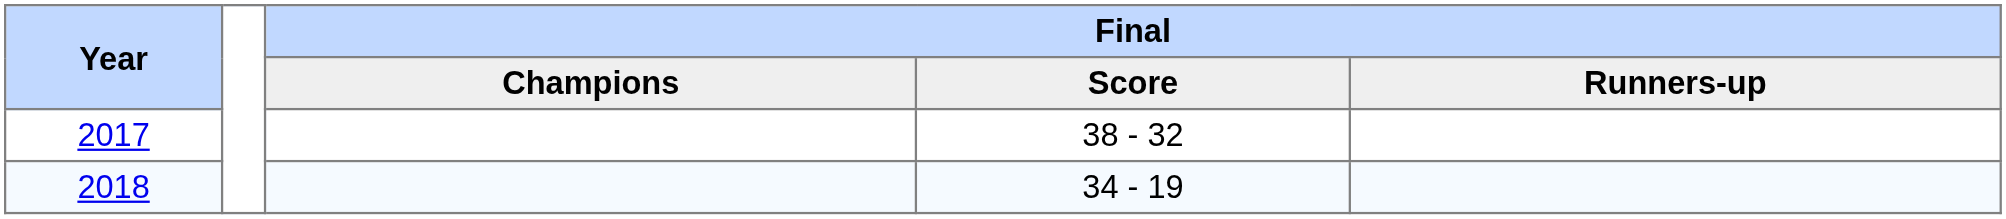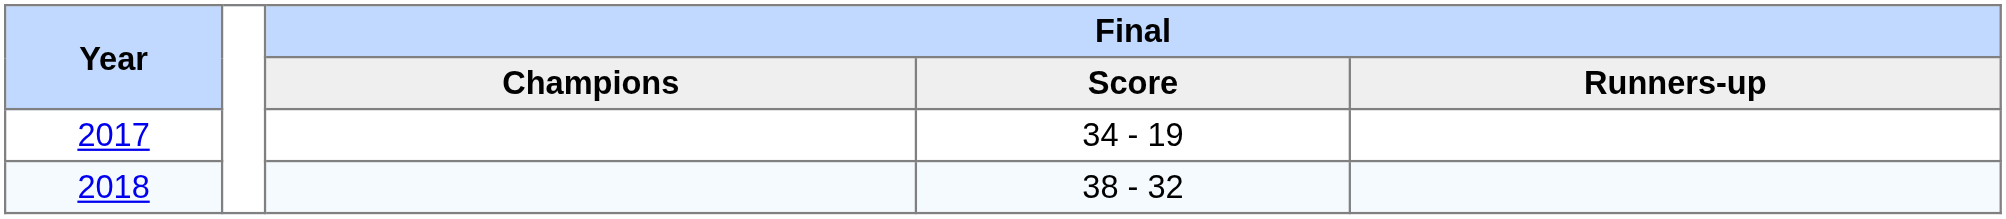(1133, 135) 38 - 32 -> (1133, 135) 34 - 19
(1133, 187) 34 - 19 -> (1133, 187) 38 - 32
